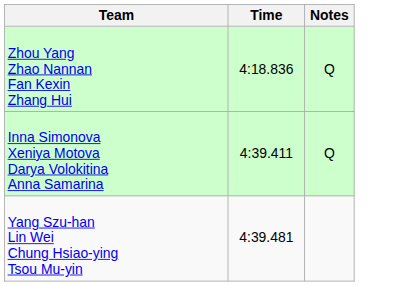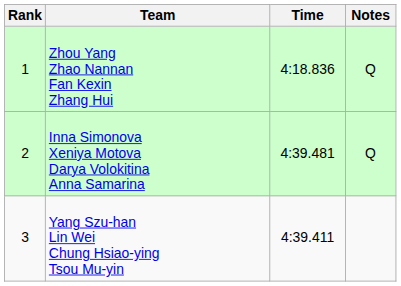+ column: (25, 15)
(266, 153) 4:39.411 -> (308, 153) 4:39.481
(266, 238) 4:39.481 -> (308, 238) 4:39.411
